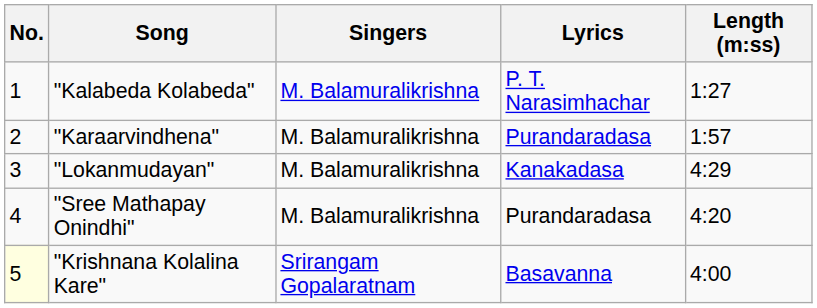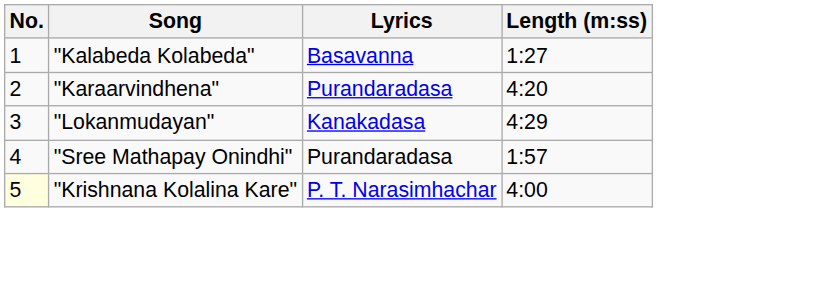- column: (388, 33)
(578, 91) P. T. Narasimhachar -> (360, 55) Basavanna
(711, 136) 1:57 -> (527, 88) 4:20
(711, 216) 4:20 -> (527, 156) 1:57
(559, 273) Basavanna -> (402, 190) P. T. Narasimhachar
